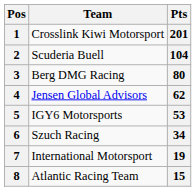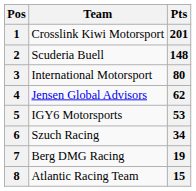(179, 54) 104 -> (179, 54) 148
(78, 74) Berg DMG Racing -> (92, 74) International Motorsport
(92, 155) International Motorsport -> (78, 155) Berg DMG Racing
